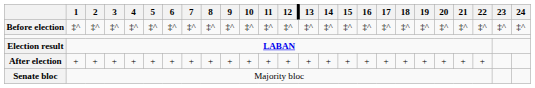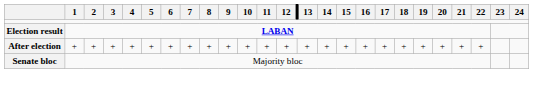- row: (35, 27)
